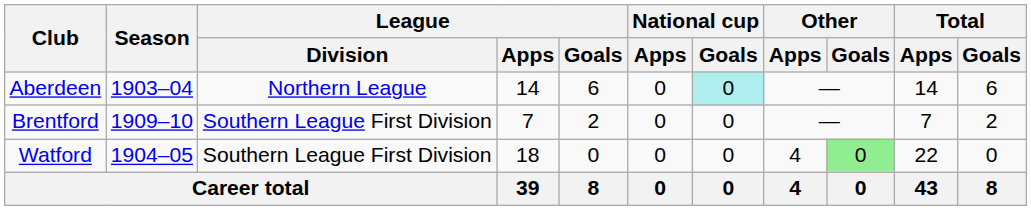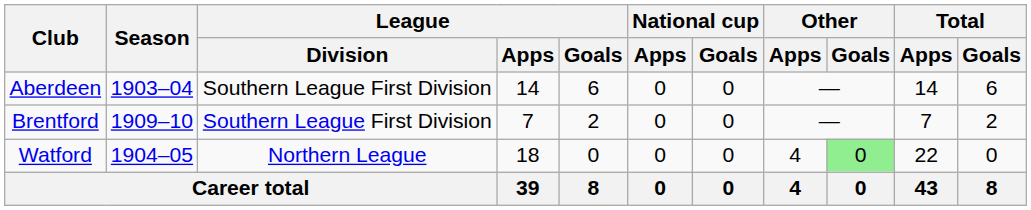(347, 88) Northern League -> (347, 88) Southern League First Division
(728, 88) paleturquoise background -> (728, 88) no background
(347, 155) Southern League First Division -> (347, 155) Northern League
